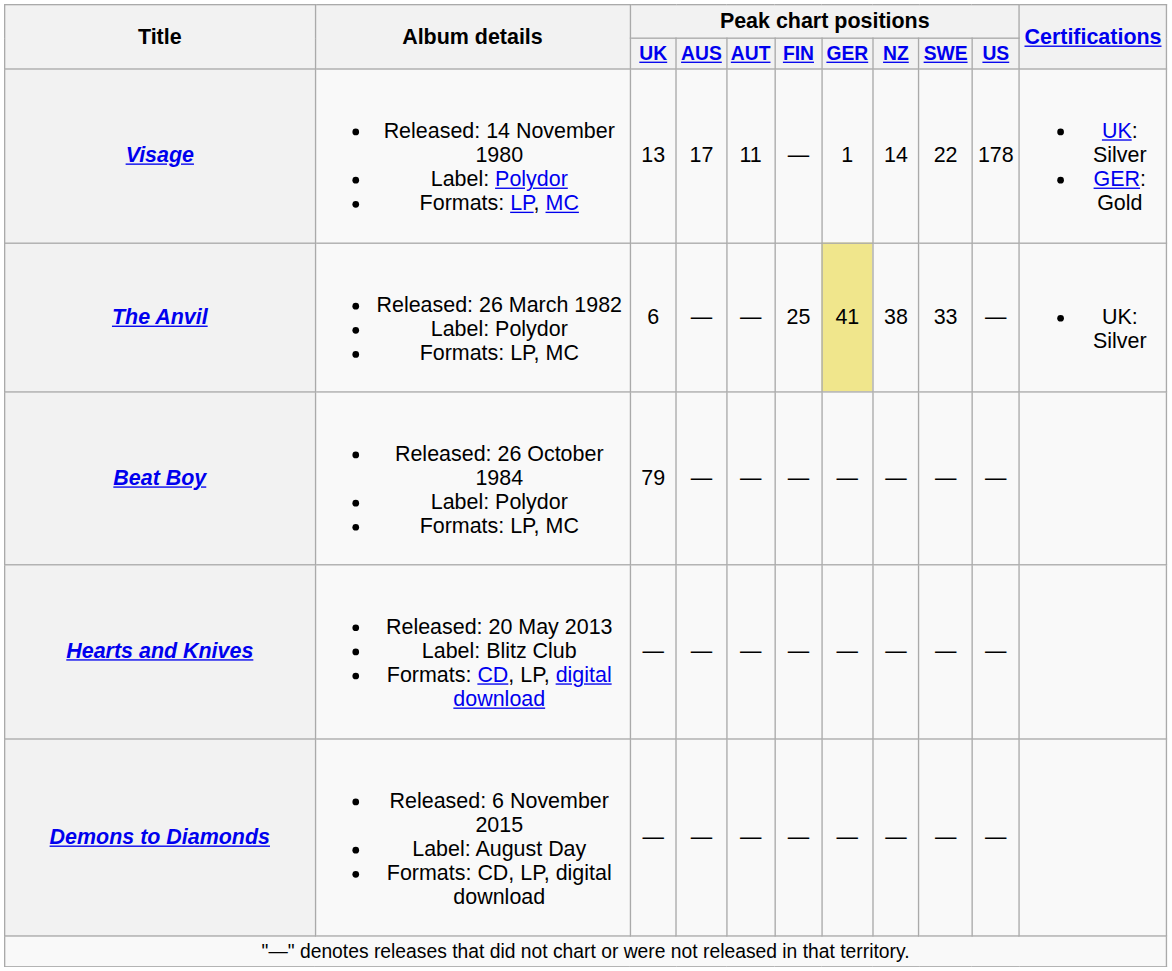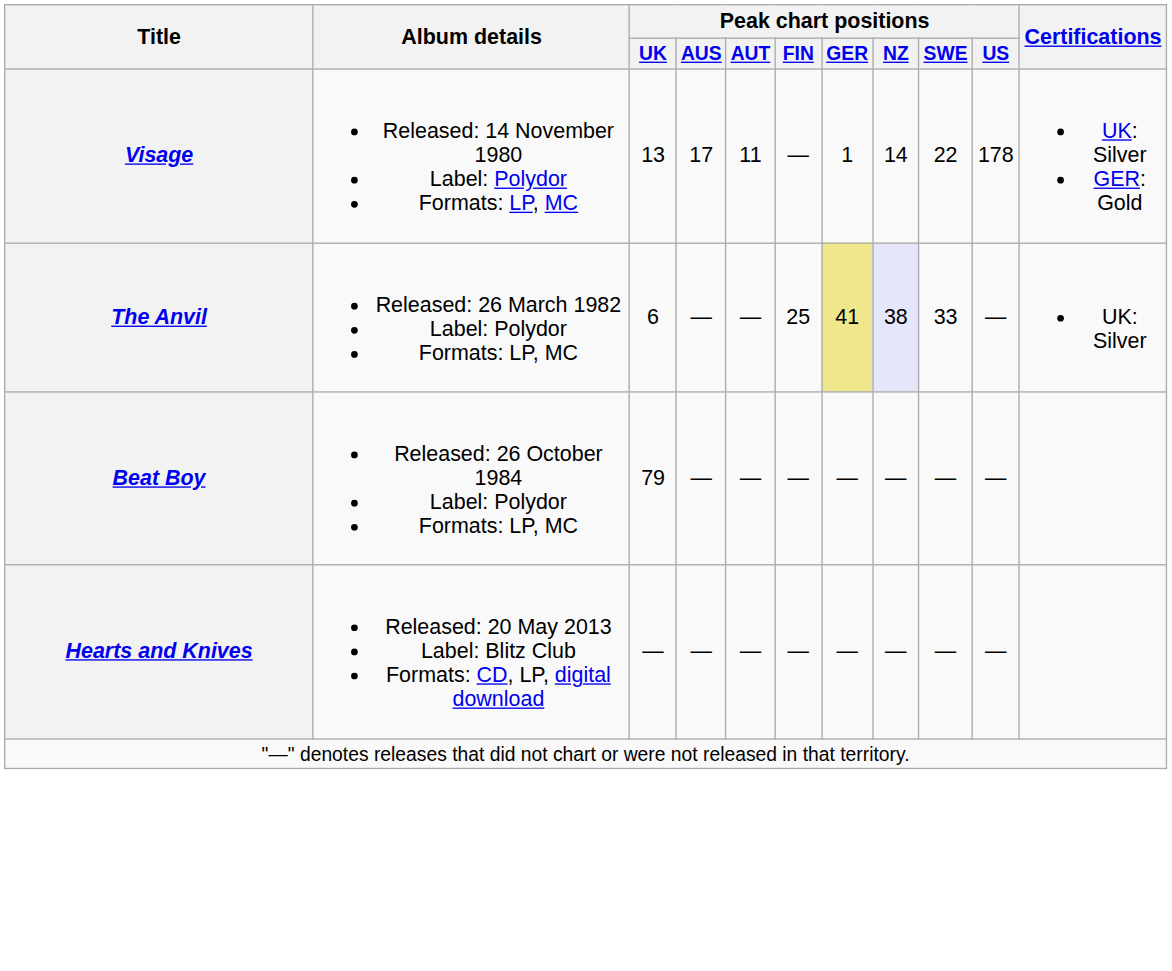(896, 316) no background -> (896, 316) lavender background
- row: (160, 837)
